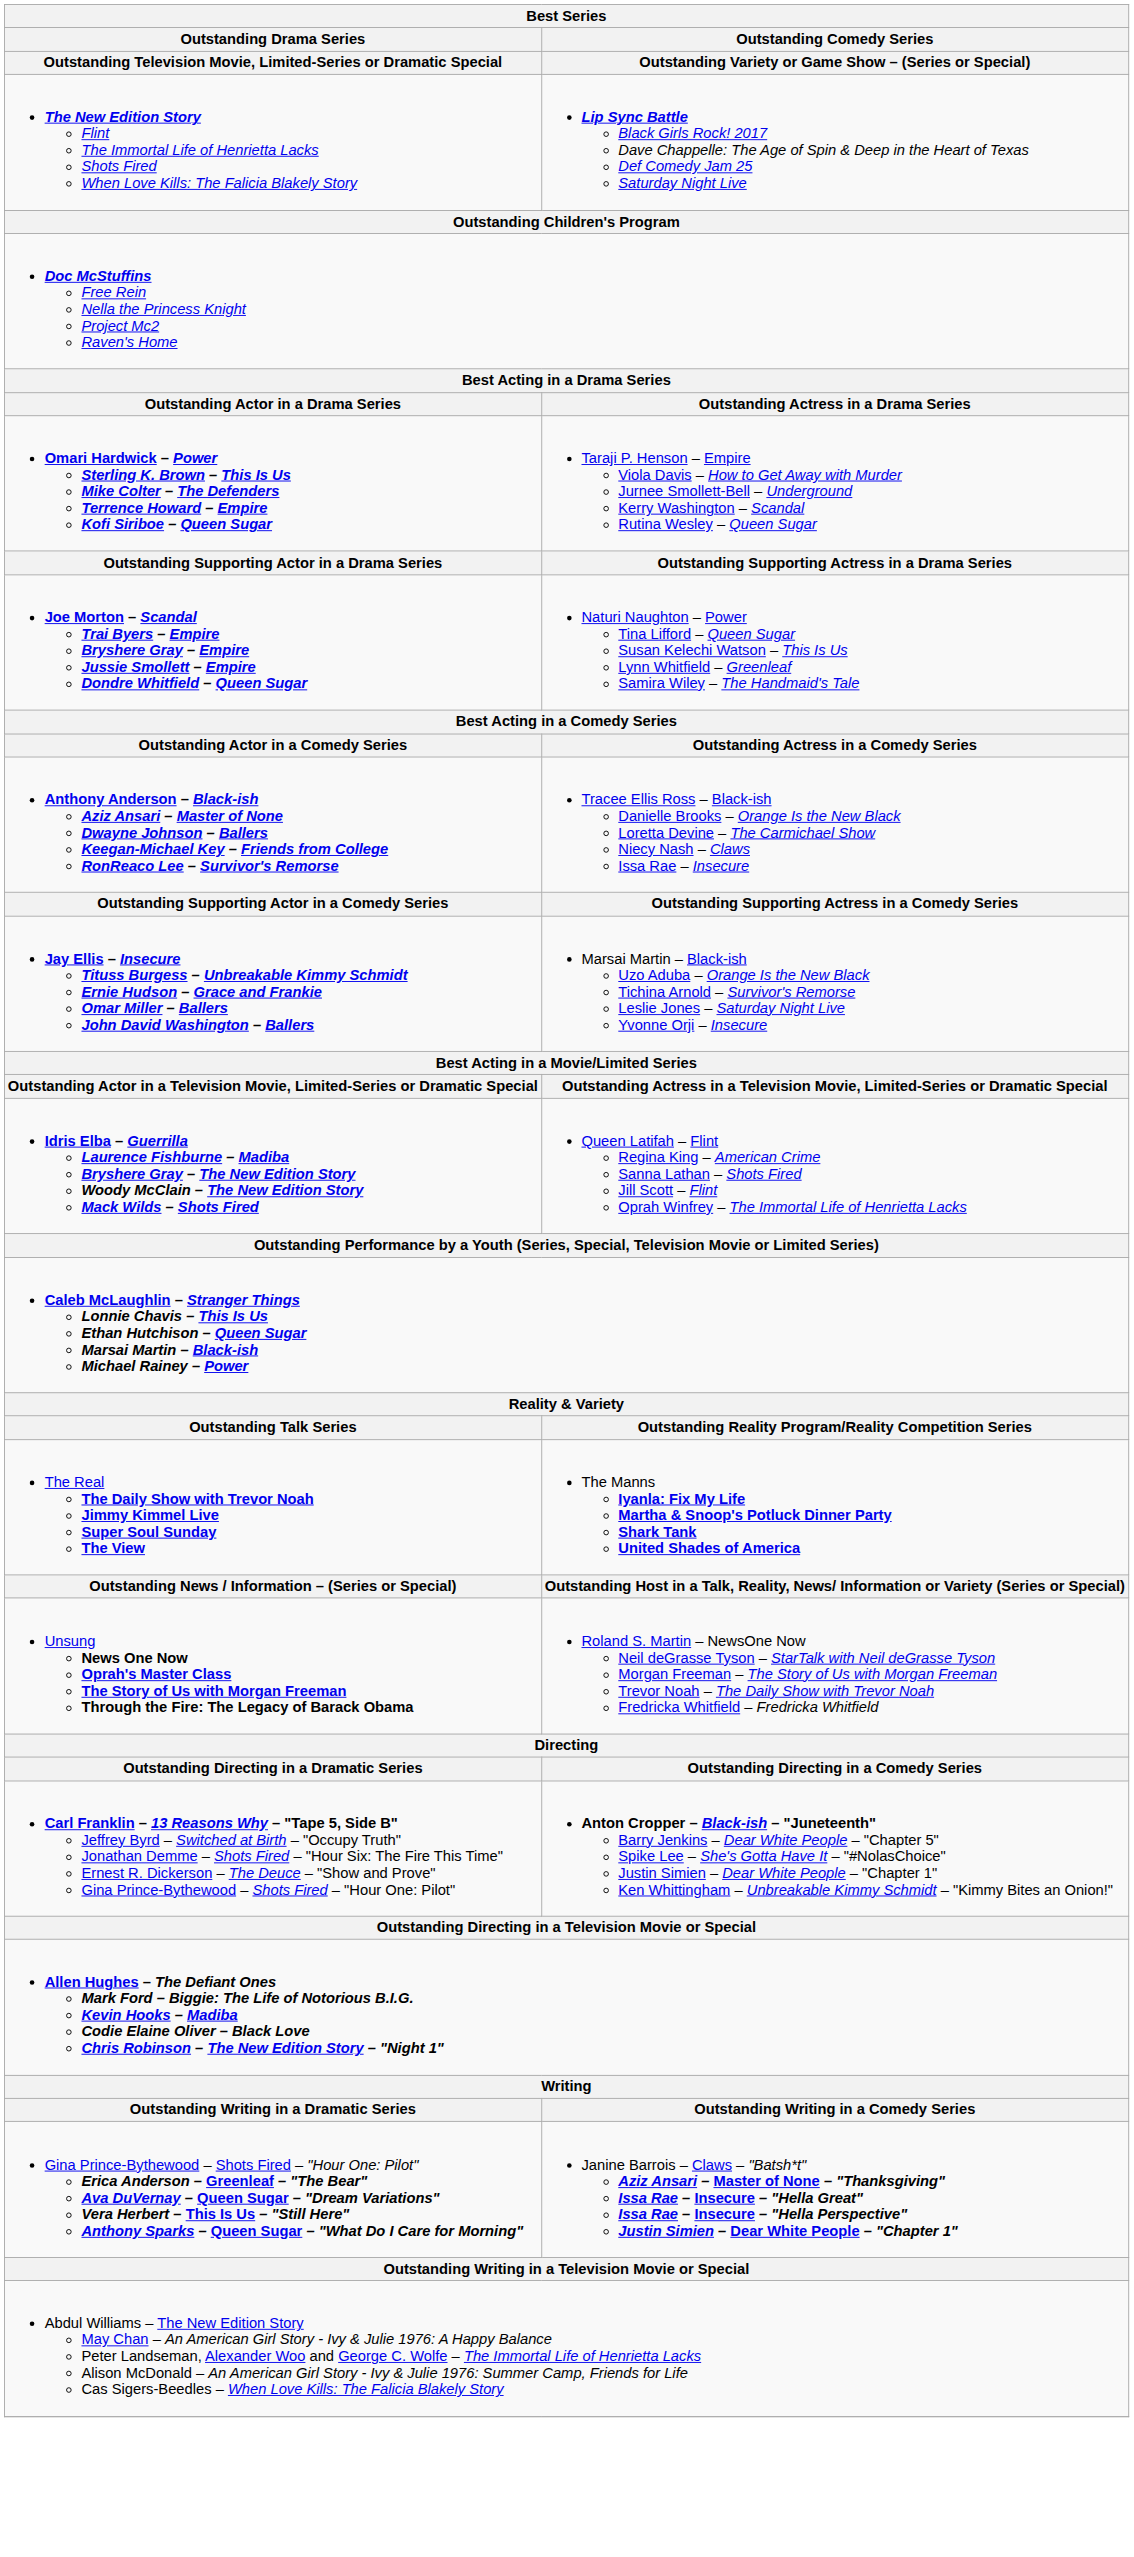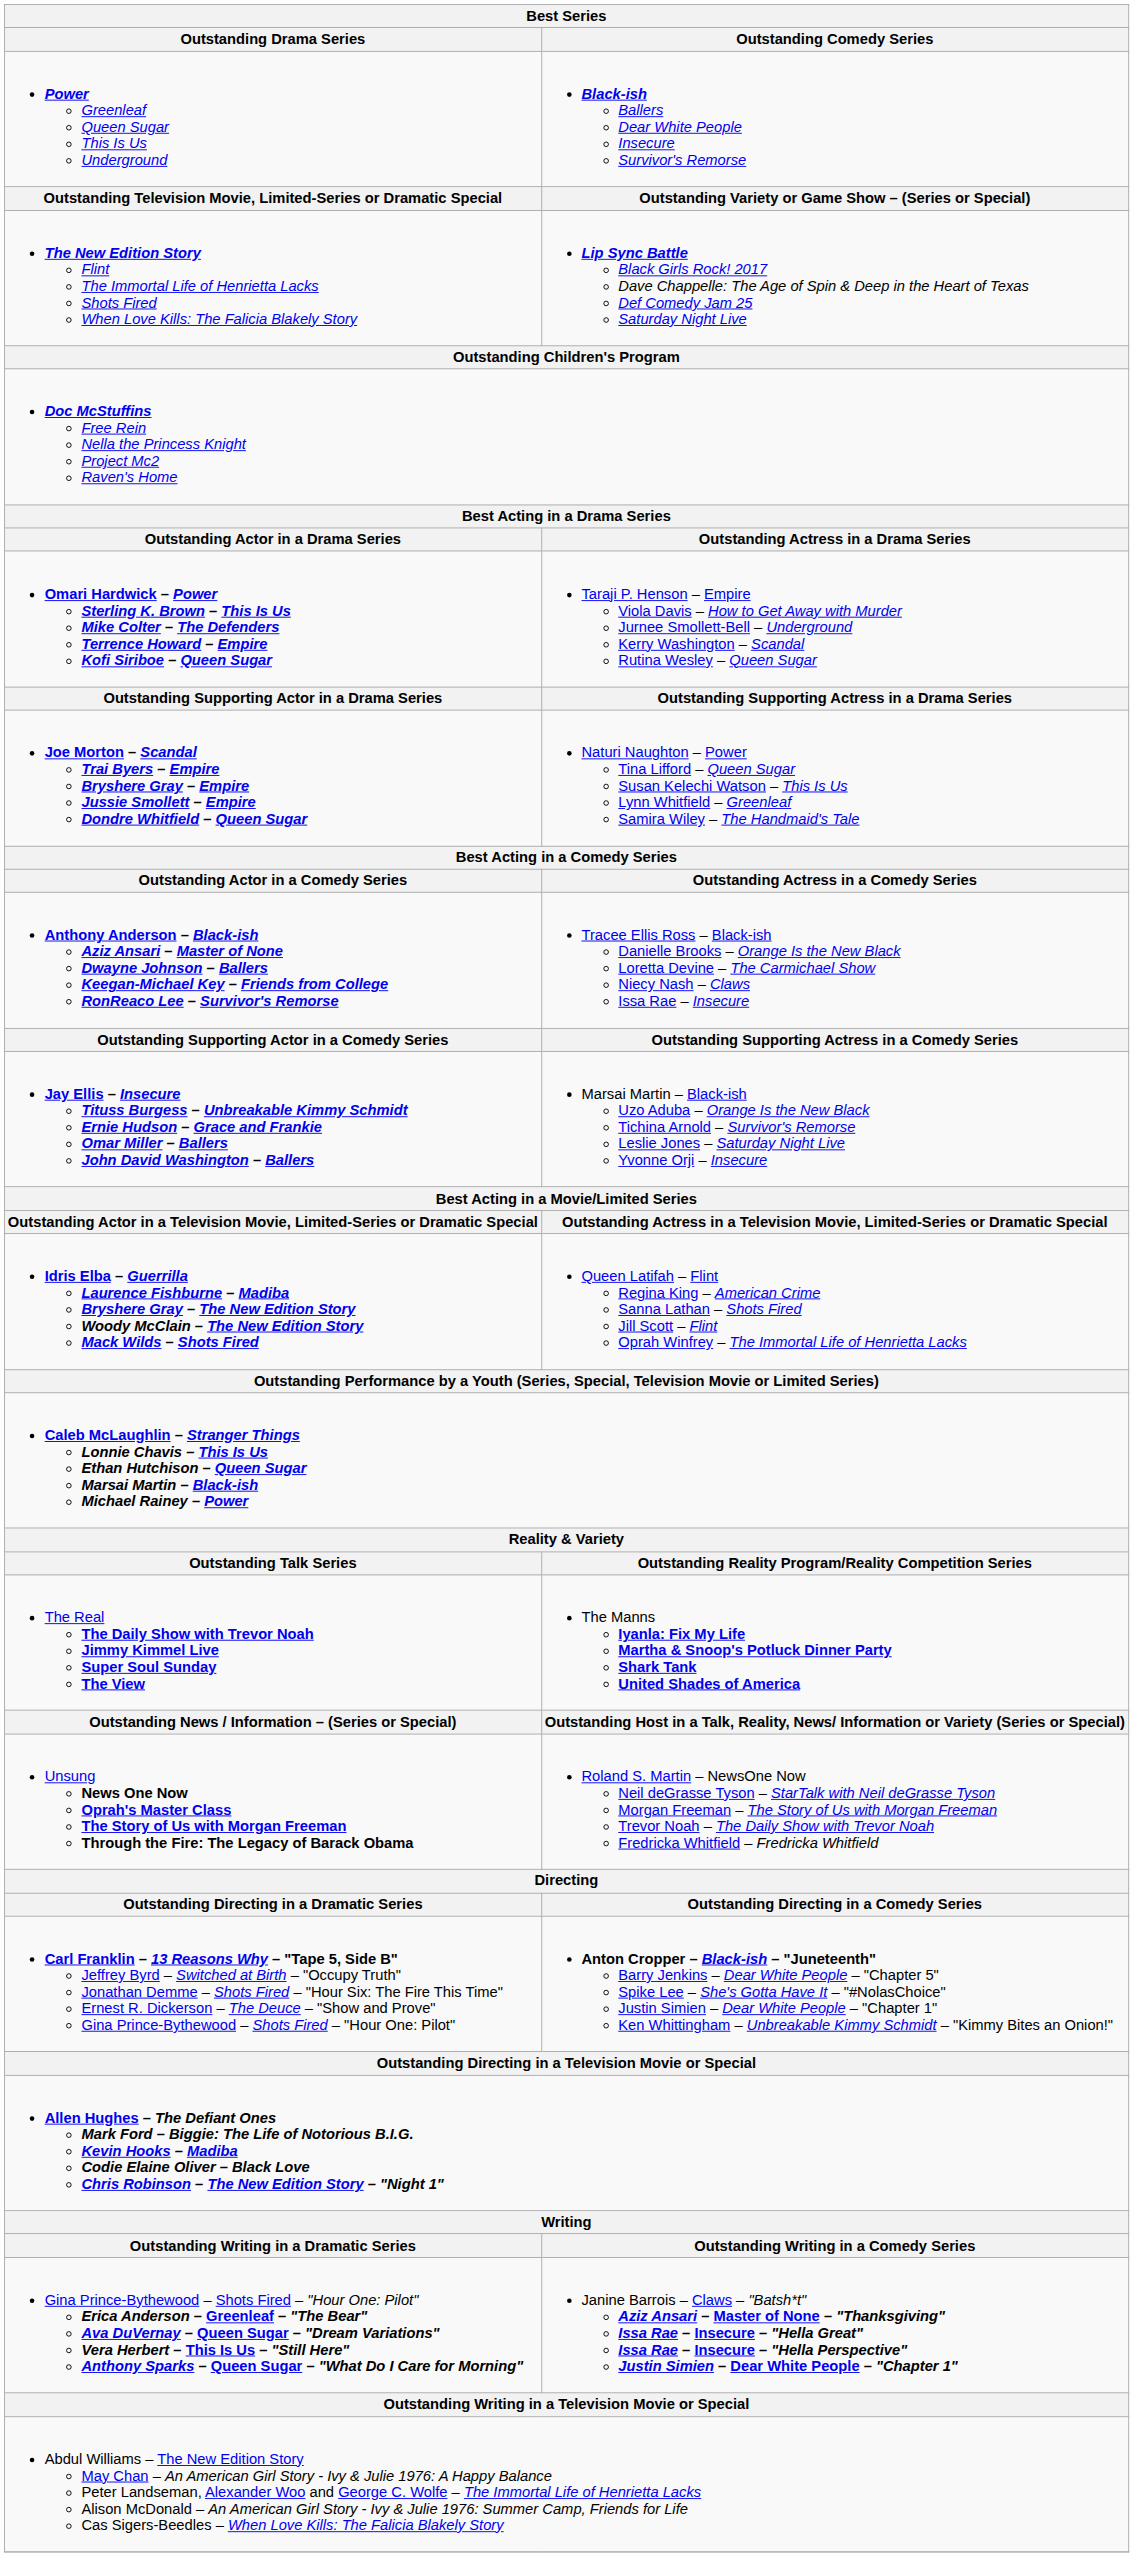+ row: (273, 127)
